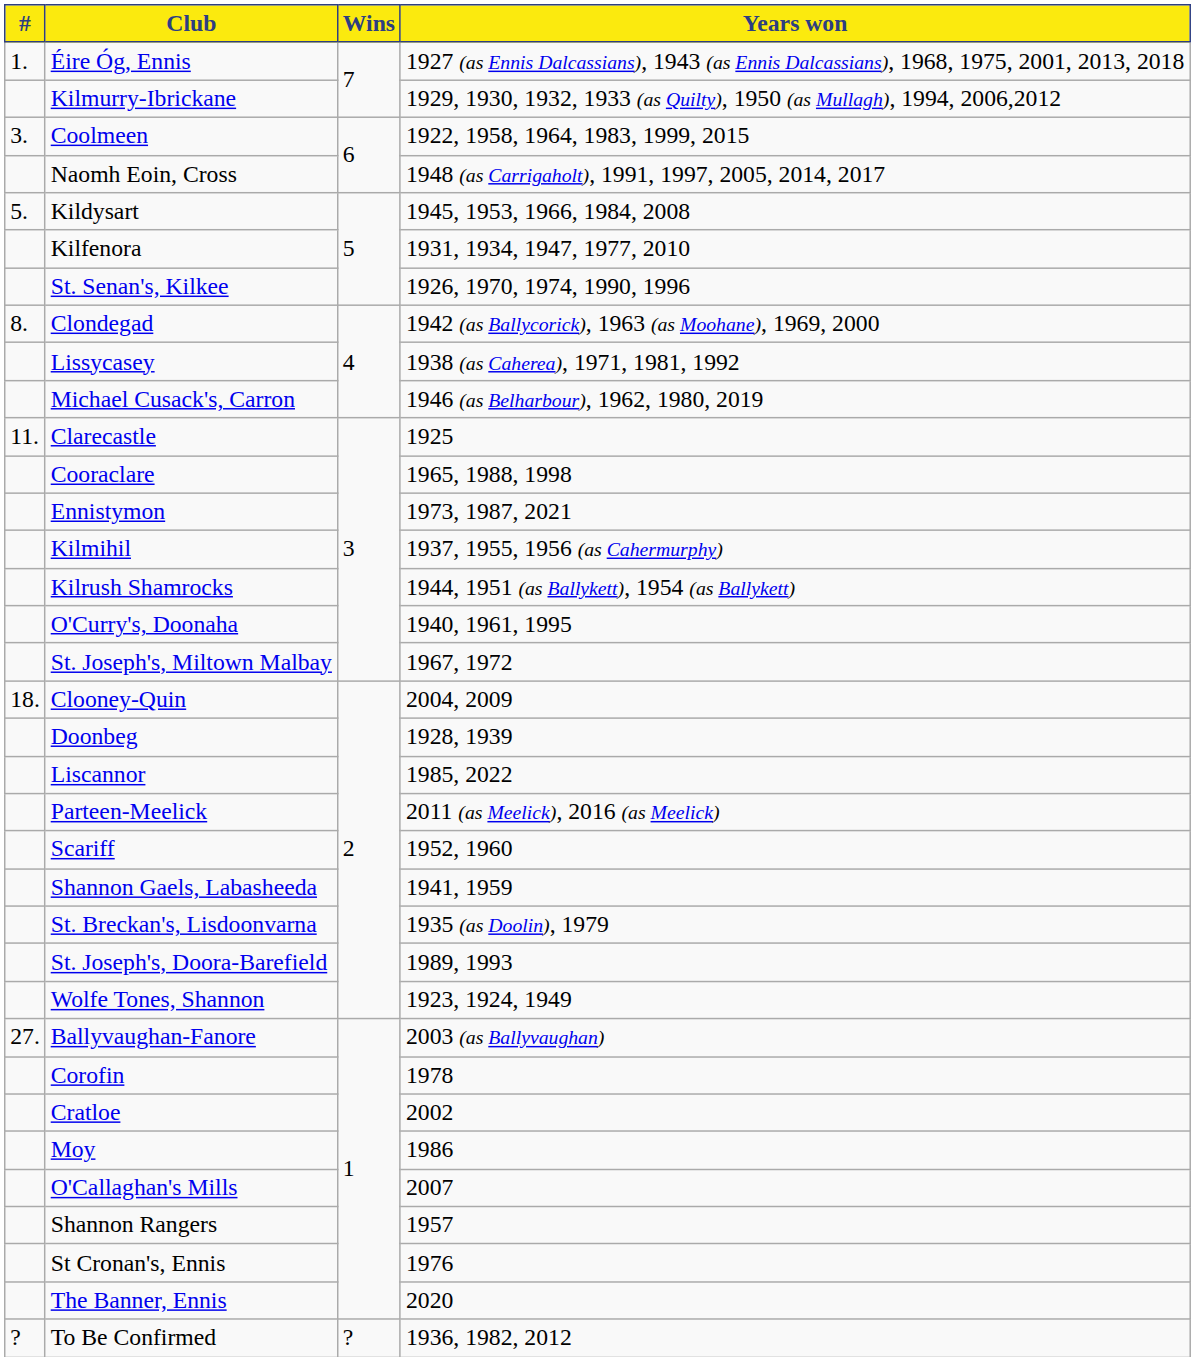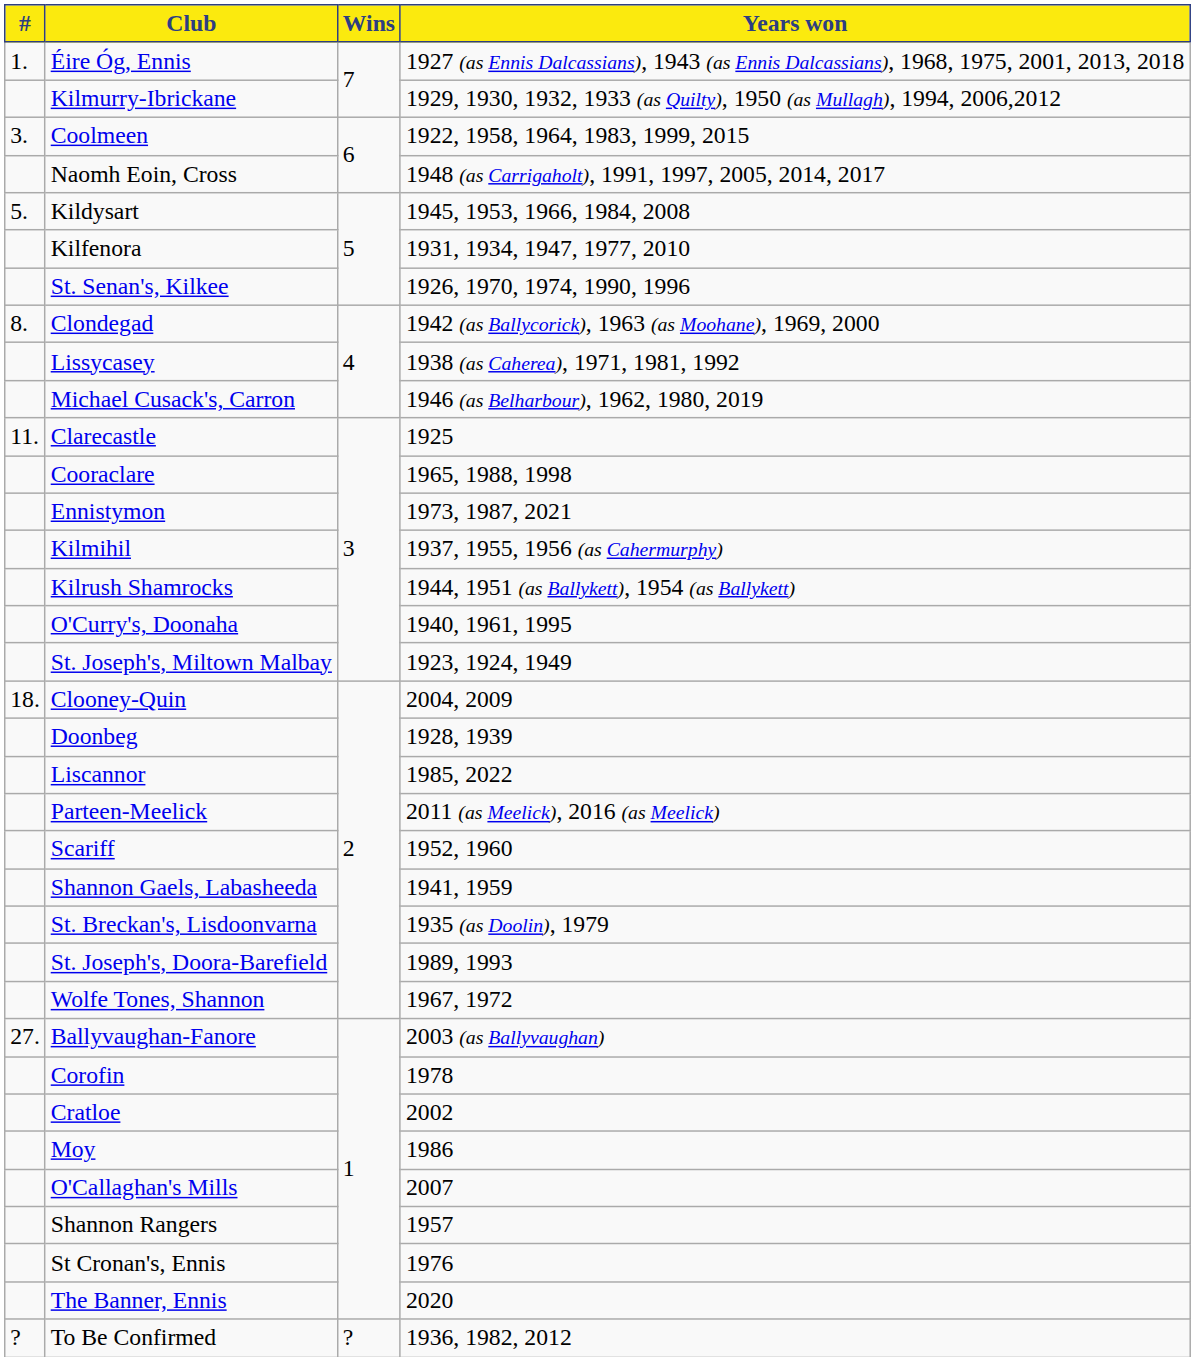(459, 661) 1967, 1972 -> (489, 661) 1923, 1924, 1949
(489, 999) 1923, 1924, 1949 -> (459, 999) 1967, 1972
